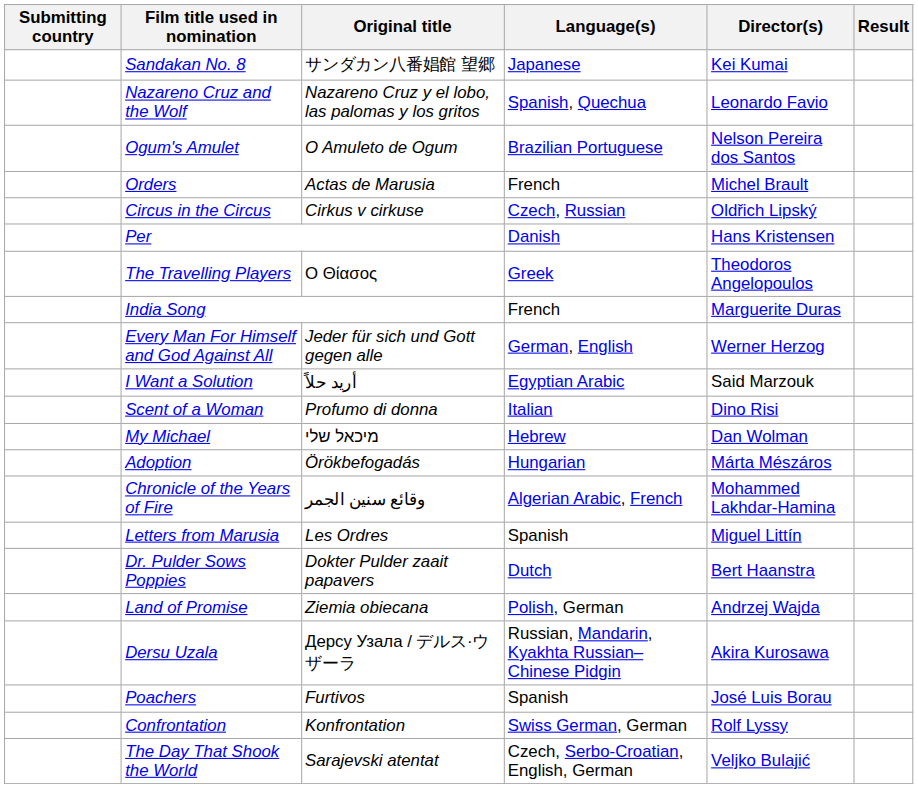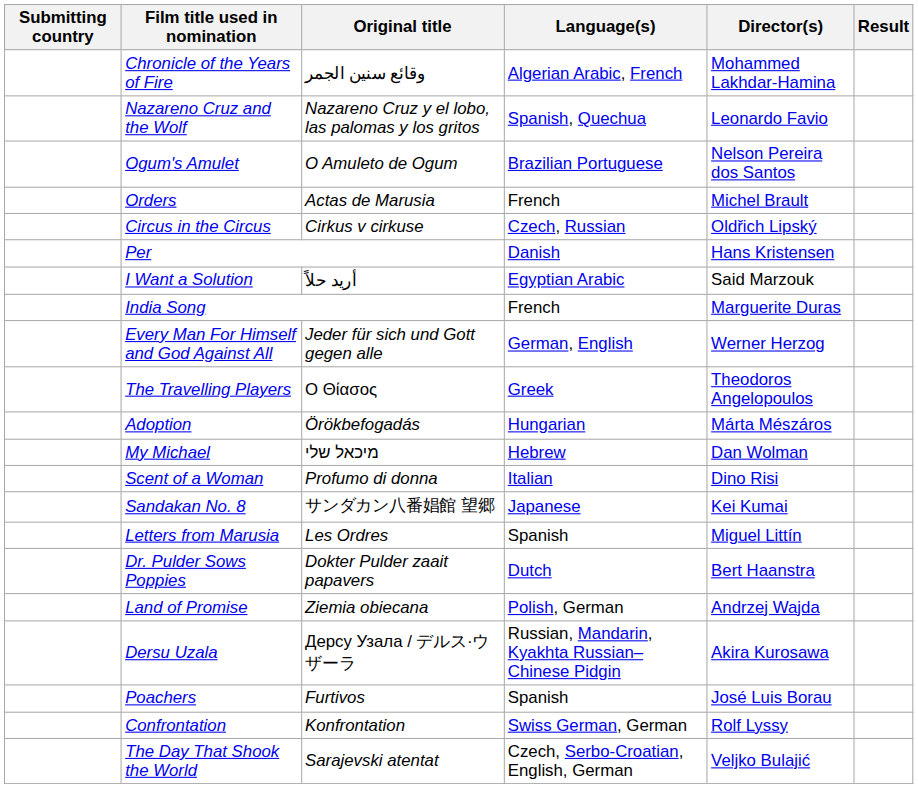rows swapped: (208, 498) <-> (185, 64)
rows swapped: (189, 382) <-> (208, 273)
rows swapped: (158, 462) <-> (194, 409)
